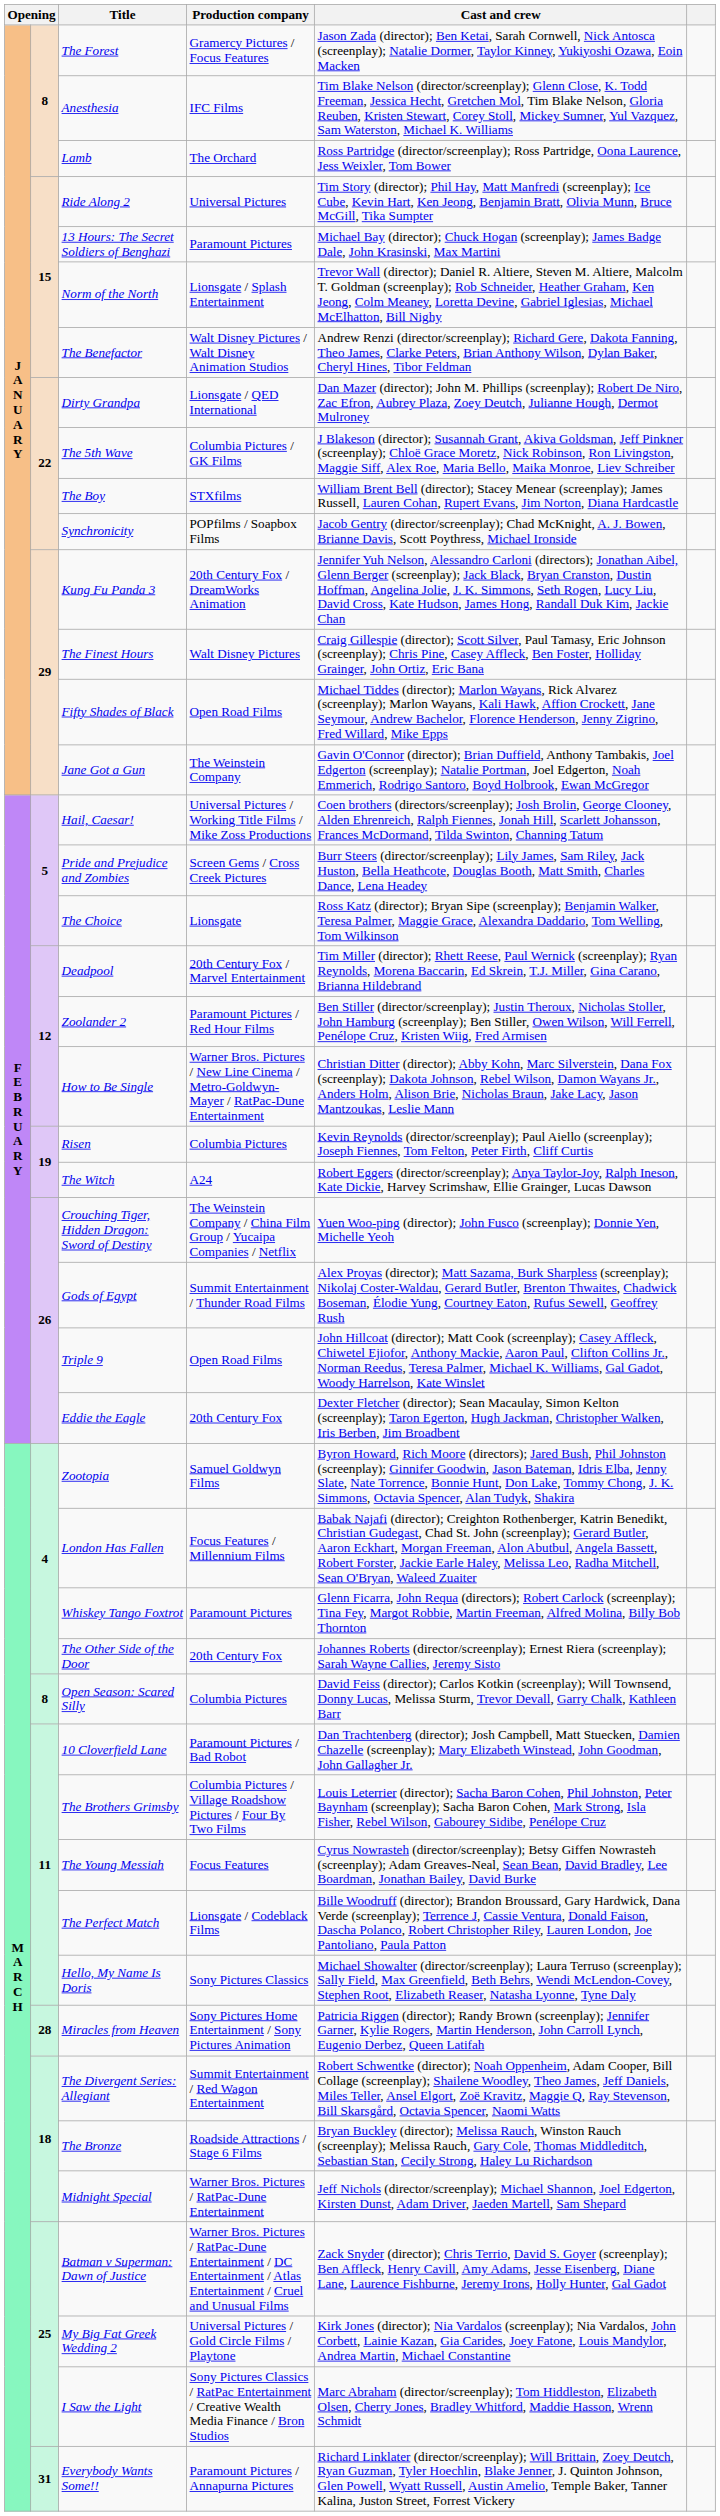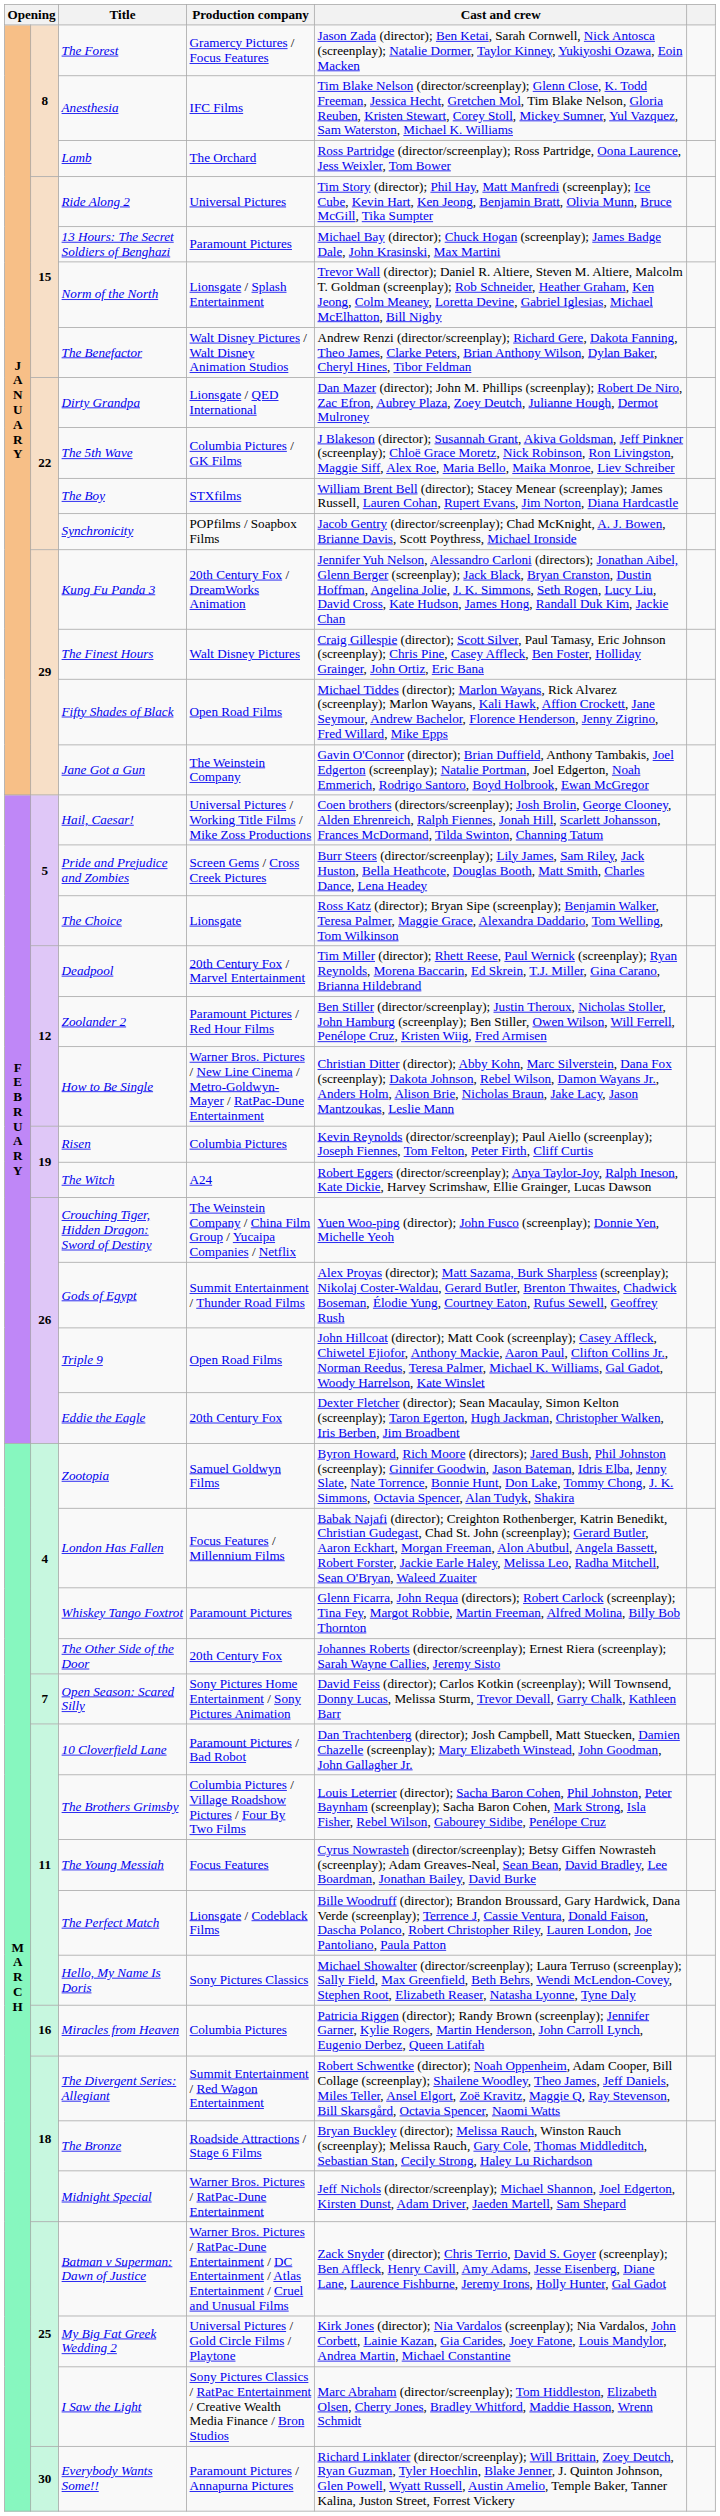(45, 1699) 8 -> (45, 1699) 7
(238, 1699) Columbia Pictures -> (245, 1699) Sony Pictures Home Entertainment / Sony Pictures Animation
(45, 2030) 28 -> (45, 2030) 16
(245, 2030) Sony Pictures Home Entertainment / Sony Pictures Animation -> (238, 2030) Columbia Pictures
(45, 2478) 31 -> (45, 2478) 30
